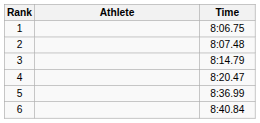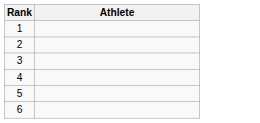- column: (227, 12)
